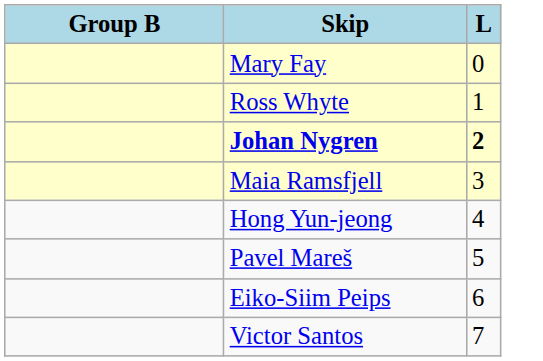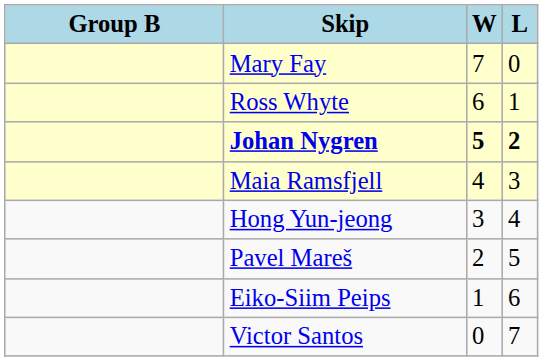+ column: (484, 24)
